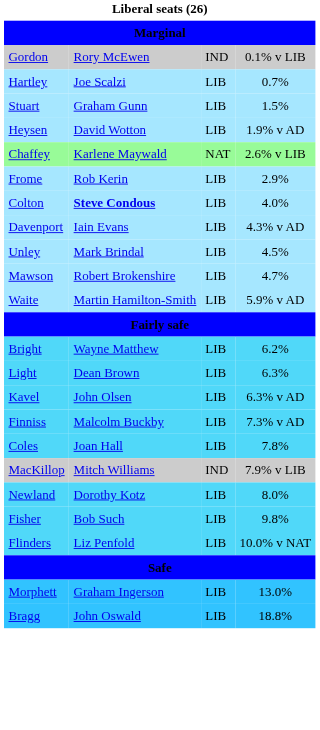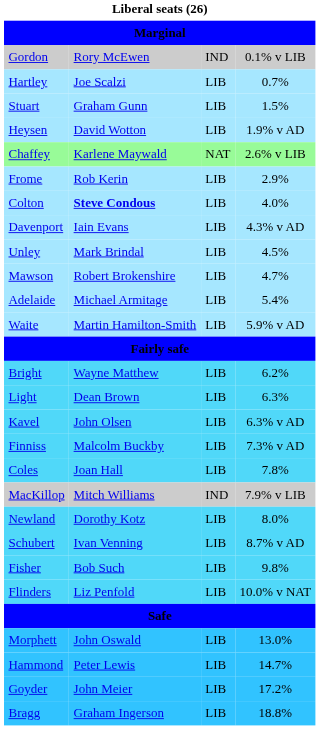+ row: (32, 299)
+ row: (32, 542)
(119, 591) Graham Ingerson -> (107, 640) John Oswald
+ row: (36, 664)
+ row: (28, 688)
(107, 615) John Oswald -> (119, 713) Graham Ingerson
